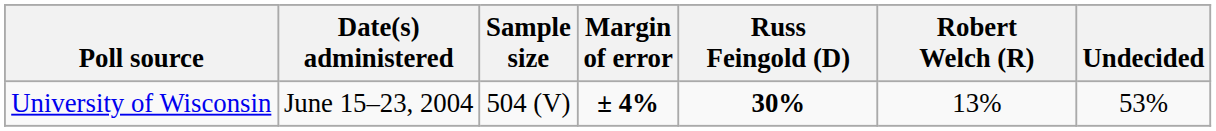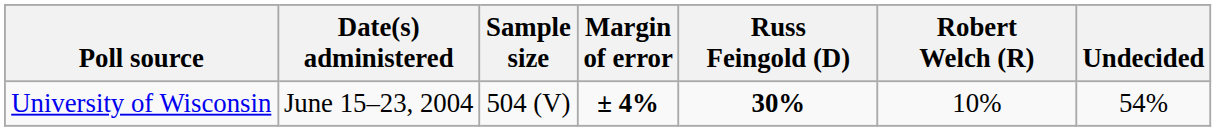(977, 102) 13% -> (977, 102) 10%
(1143, 102) 53% -> (1143, 102) 54%
